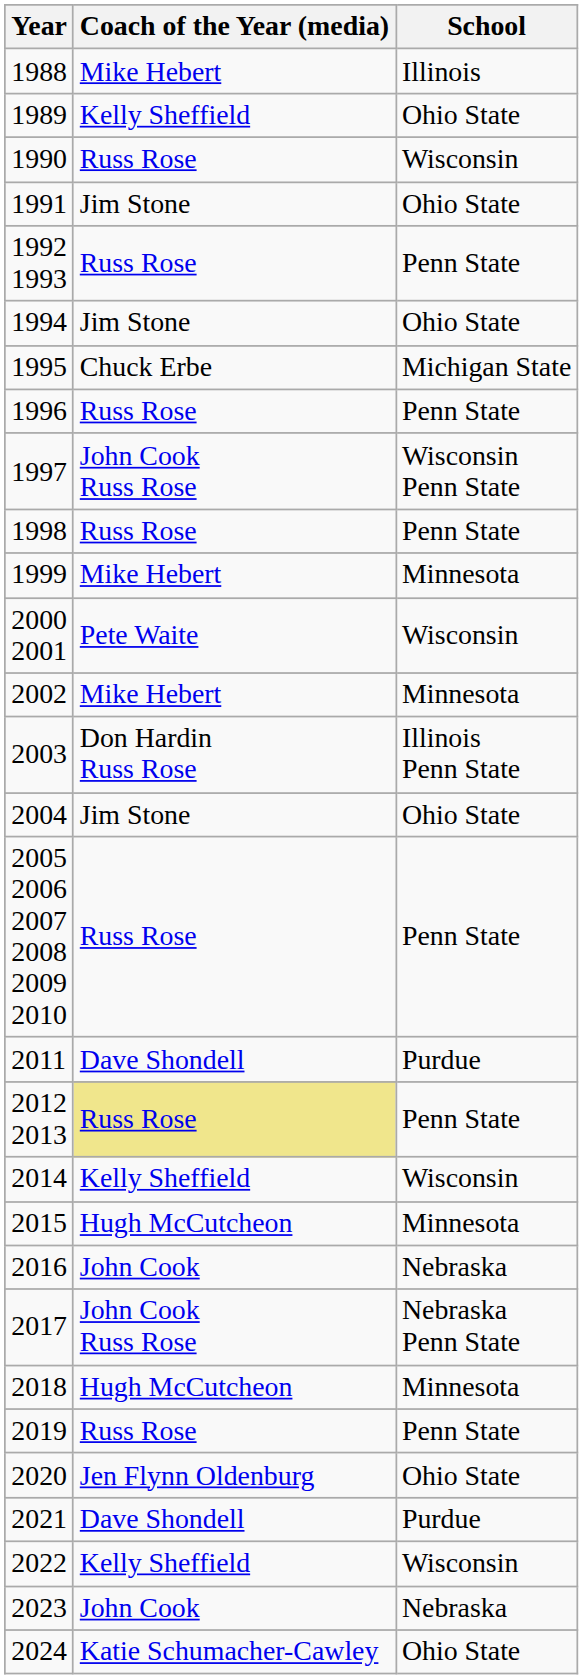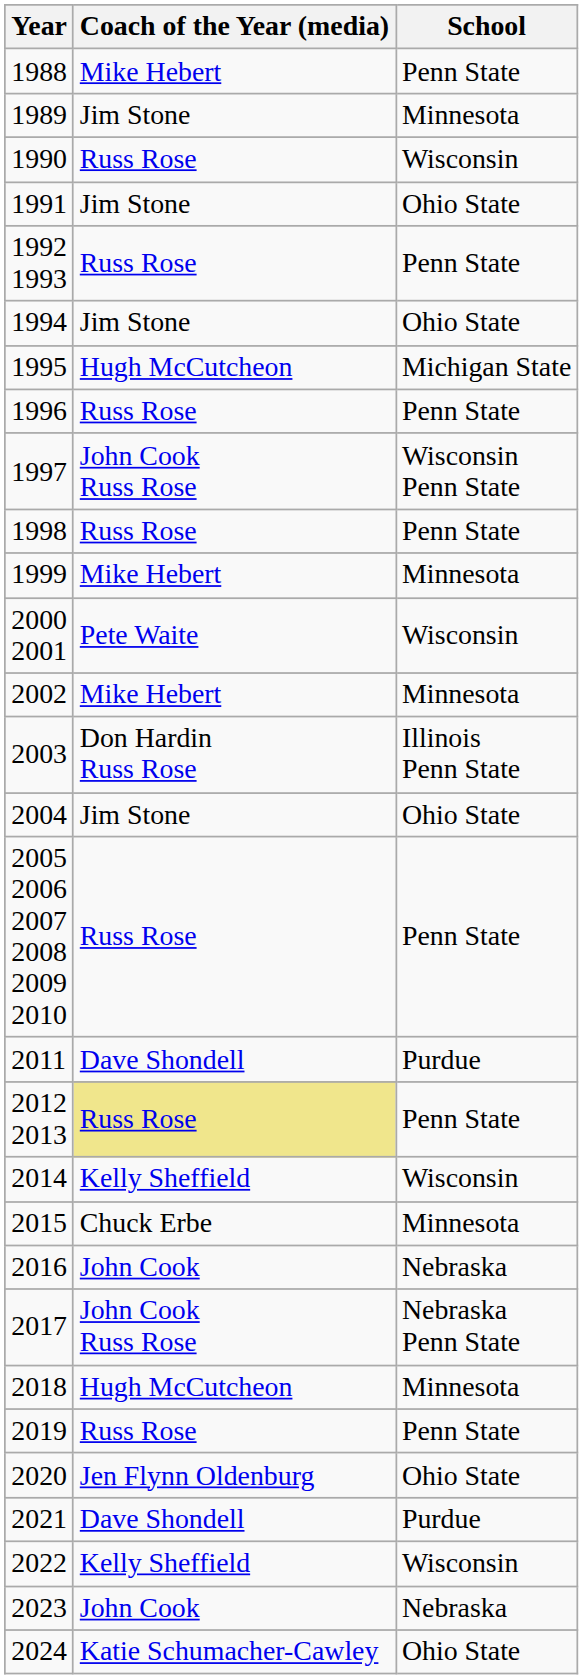(441, 70) Illinois -> (461, 70) Penn State
(165, 114) Kelly Sheffield -> (135, 114) Jim Stone
(461, 114) Ohio State -> (461, 114) Minnesota
(146, 366) Chuck Erbe -> (186, 366) Hugh McCutcheon
(186, 1222) Hugh McCutcheon -> (146, 1222) Chuck Erbe
